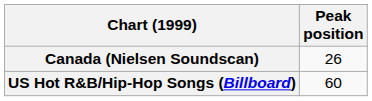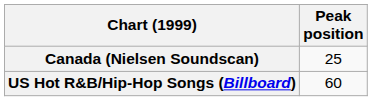(333, 58) 26 -> (333, 58) 25
